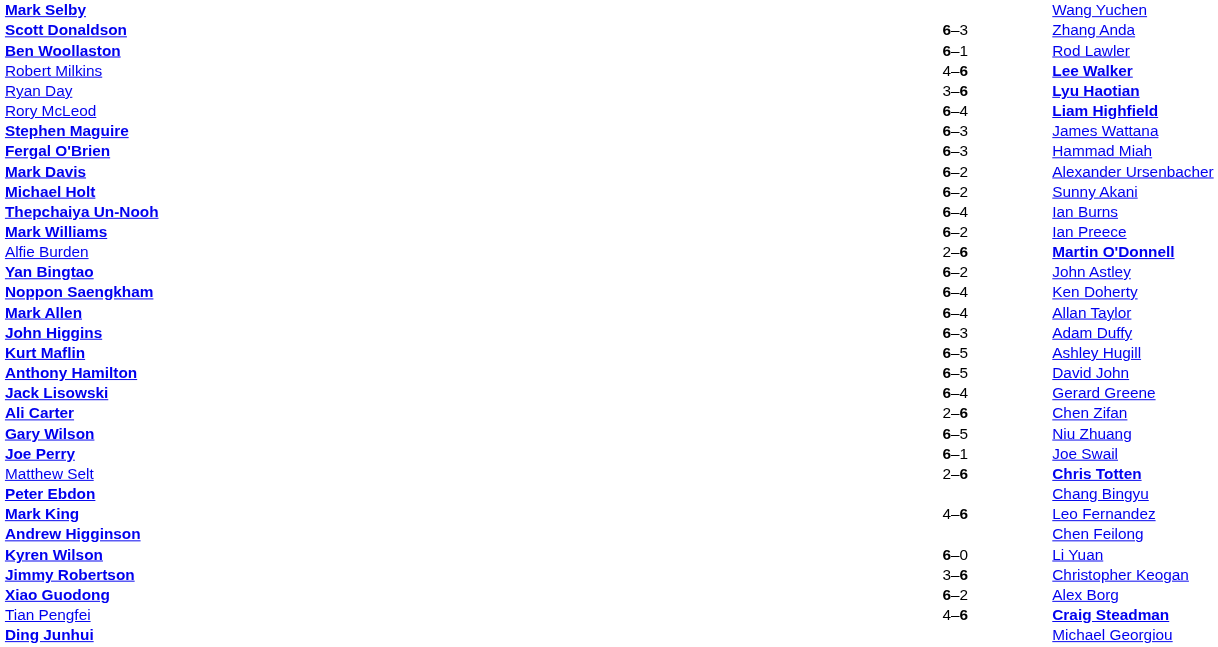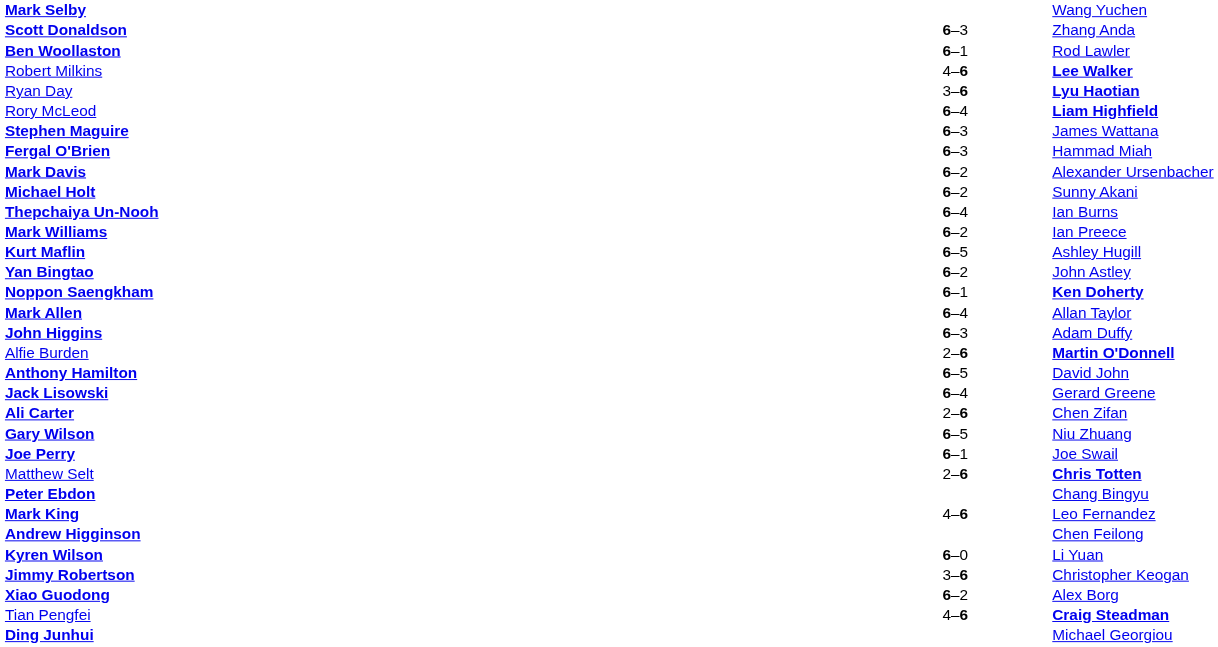rows swapped: (45, 353) <-> (47, 252)
(955, 292) 6–4 -> (955, 292) 6–1
(1095, 292) normal -> (1098, 292) bold
